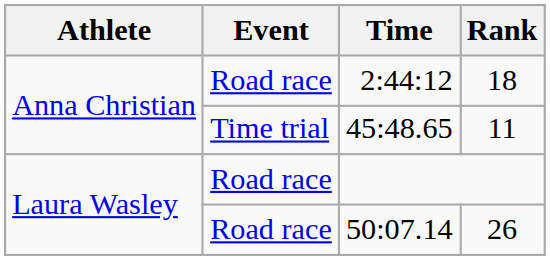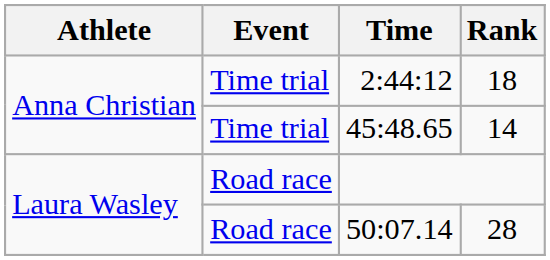(271, 79) Road race -> (270, 79) Time trial
(502, 129) 11 -> (502, 129) 14
(502, 229) 26 -> (502, 229) 28
